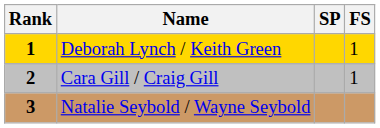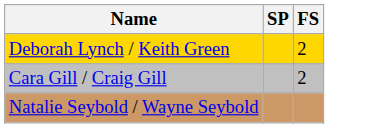- column: (31, 19)
(354, 48) 1 -> (302, 48) 2
(354, 78) 1 -> (302, 78) 2
